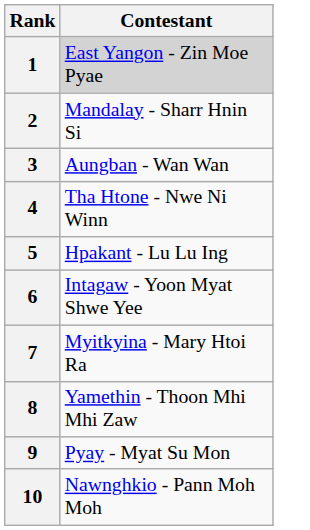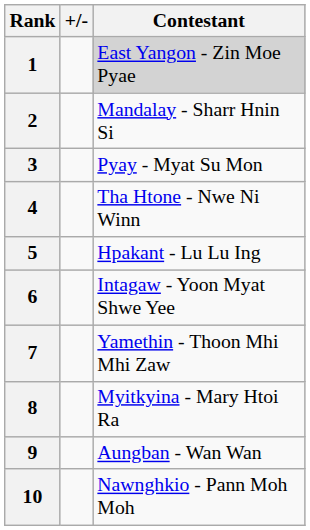+ column: (76, 20)
(147, 164) Aungban - Wan Wan -> (180, 164) Pyay - Myat Su Mon
(155, 352) Myitkyina - Mary Htoi Ra -> (188, 352) Yamethin - Thoon Mhi Mhi Zaw
(155, 408) Yamethin - Thoon Mhi Mhi Zaw -> (188, 408) Myitkyina - Mary Htoi Ra
(147, 452) Pyay - Myat Su Mon -> (179, 452) Aungban - Wan Wan
